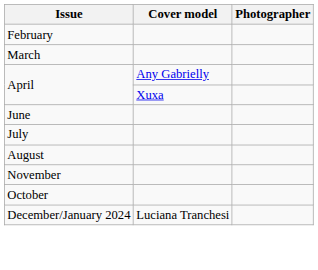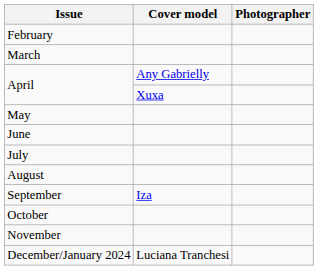+ row: (19, 114)
+ row: (34, 194)
rows swapped: (28, 194) <-> (34, 174)
